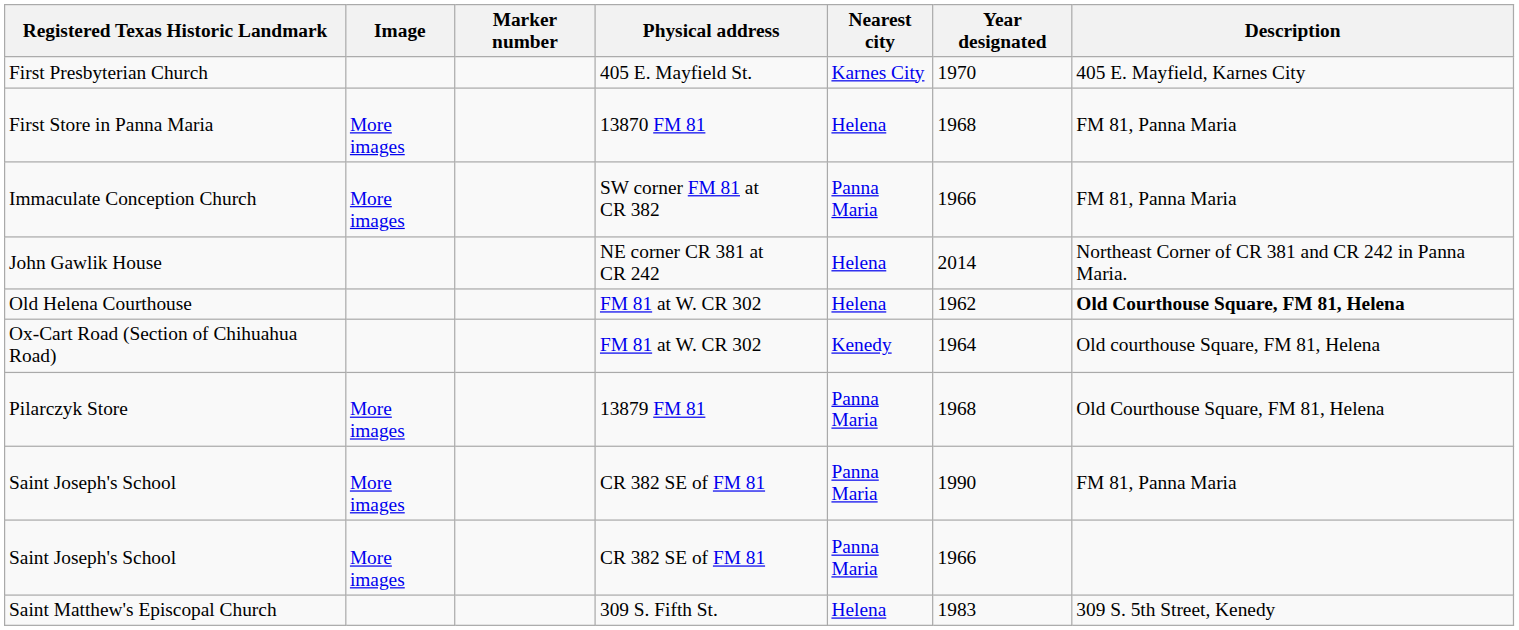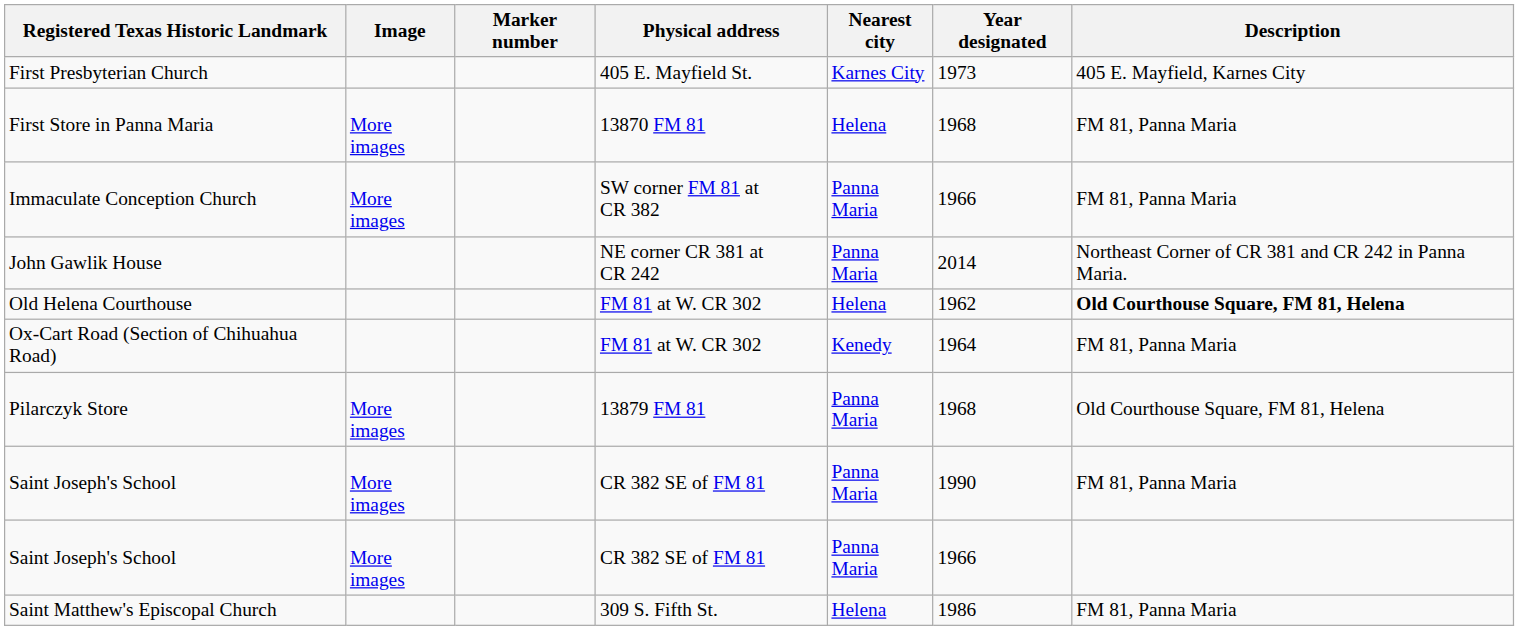(957, 72) 1970 -> (957, 72) 1973
(859, 262) Helena -> (855, 262) Panna Maria
(1228, 345) Old courthouse Square, FM 81, Helena -> (1156, 345) FM 81, Panna Maria
(957, 610) 1983 -> (957, 610) 1986
(1176, 610) 309 S. 5th Street, Kenedy -> (1156, 610) FM 81, Panna Maria
